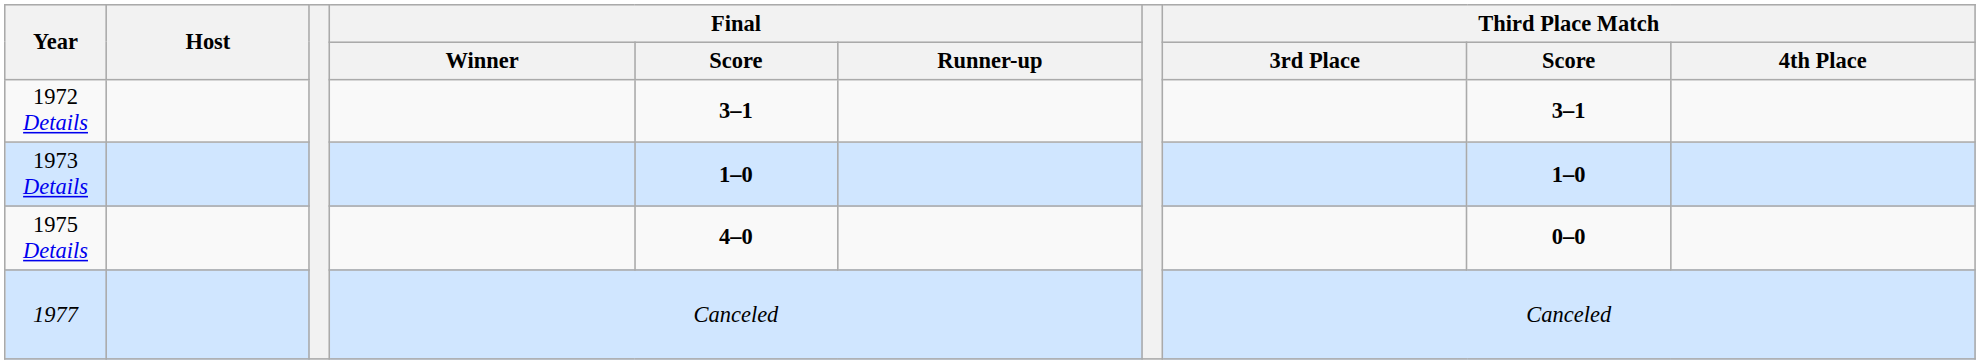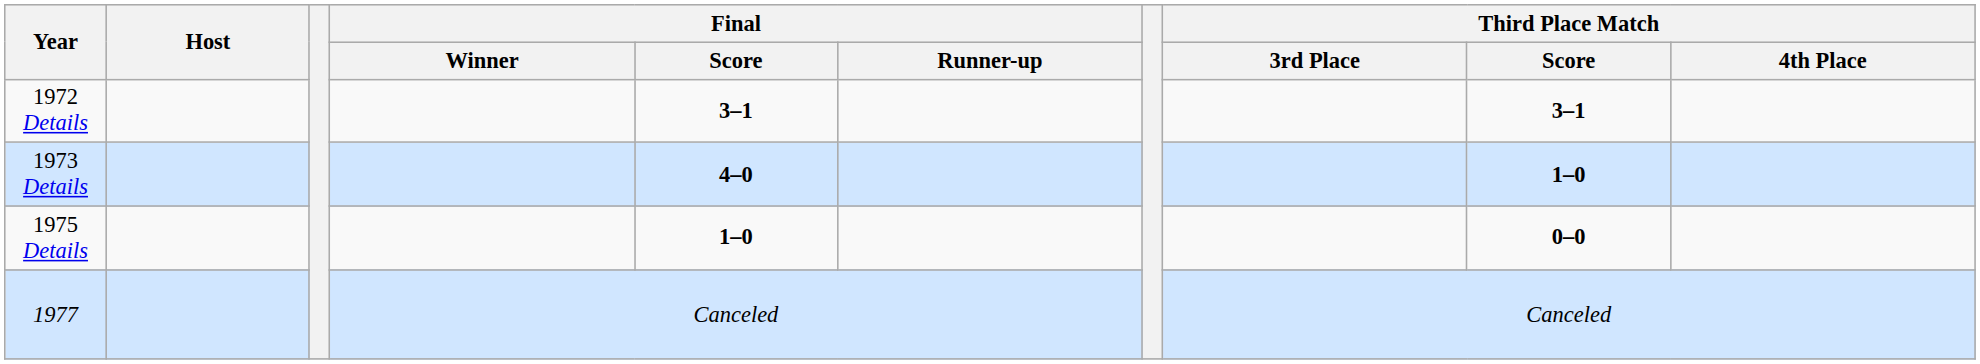(736, 174) 1–0 -> (736, 174) 4–0
(736, 237) 4–0 -> (736, 237) 1–0
